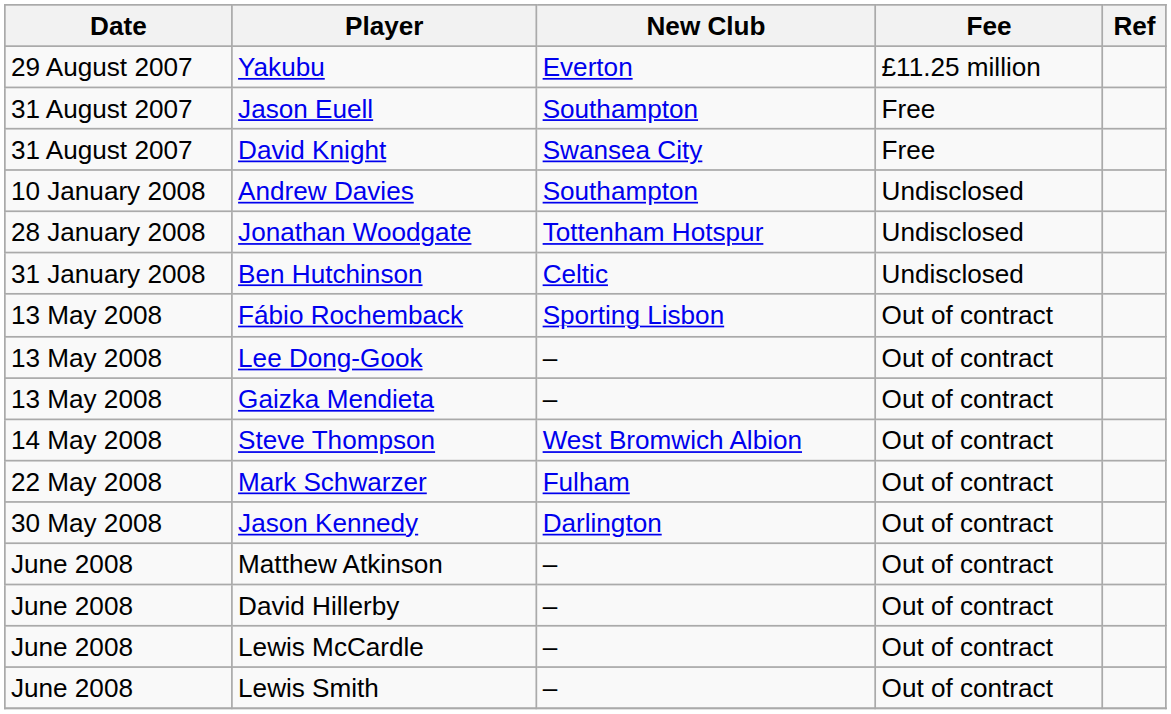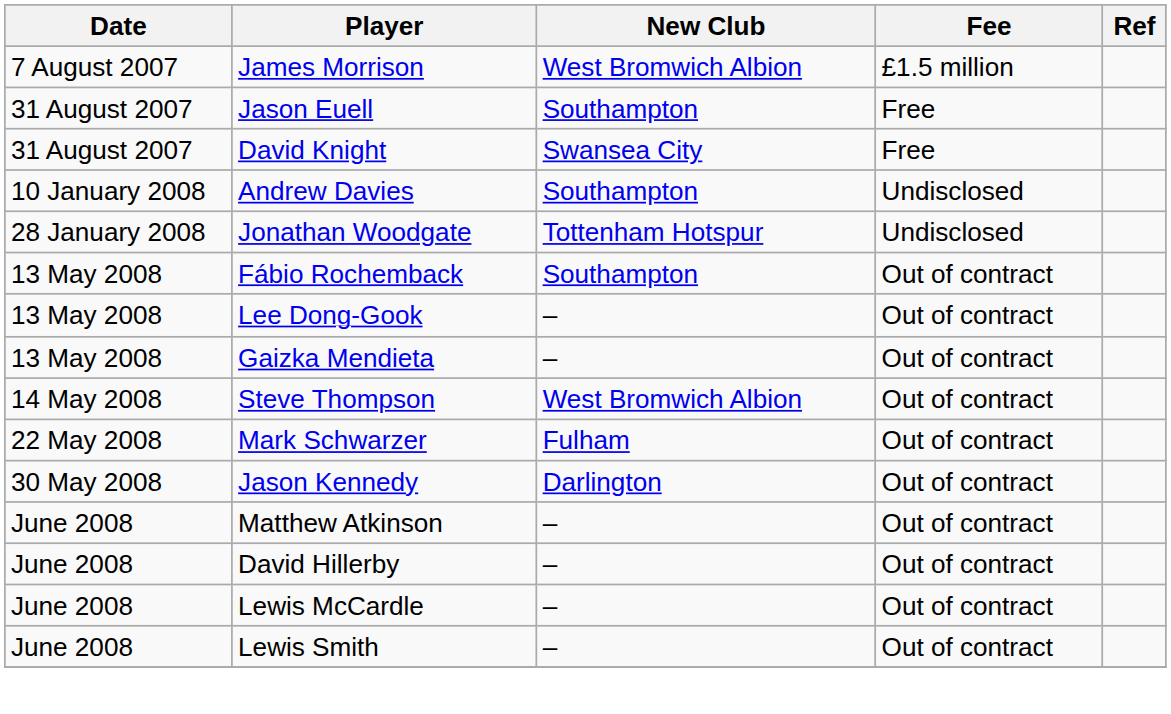+ row: (331, 67)
- row: (281, 67)
- row: (330, 274)
(633, 315) Sporting Lisbon -> (620, 274) Southampton
